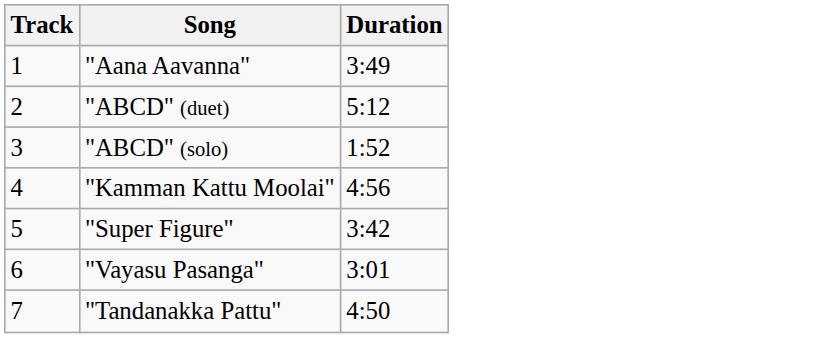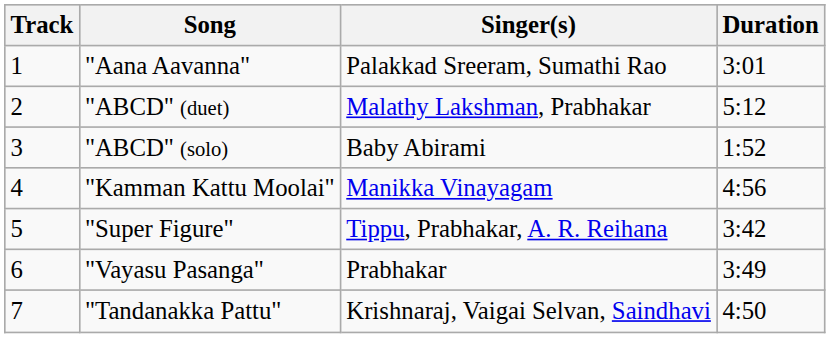+ column: (529, 25)
(368, 65) 3:49 -> (744, 65) 3:01
(368, 270) 3:01 -> (744, 270) 3:49
